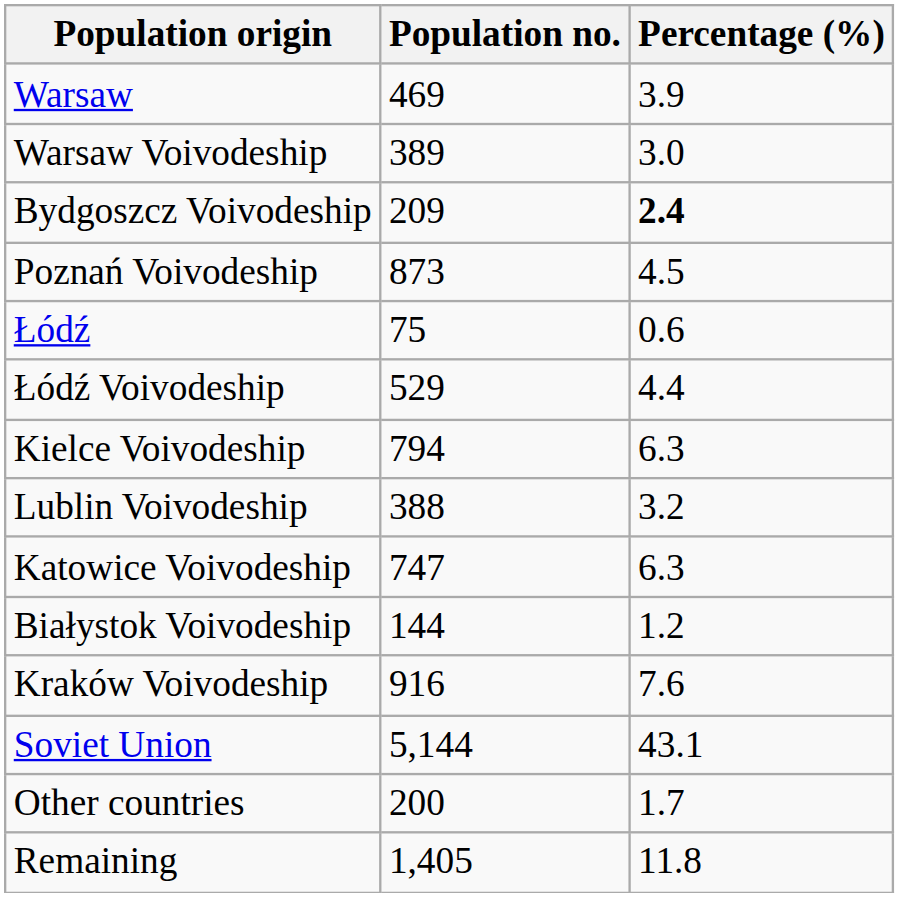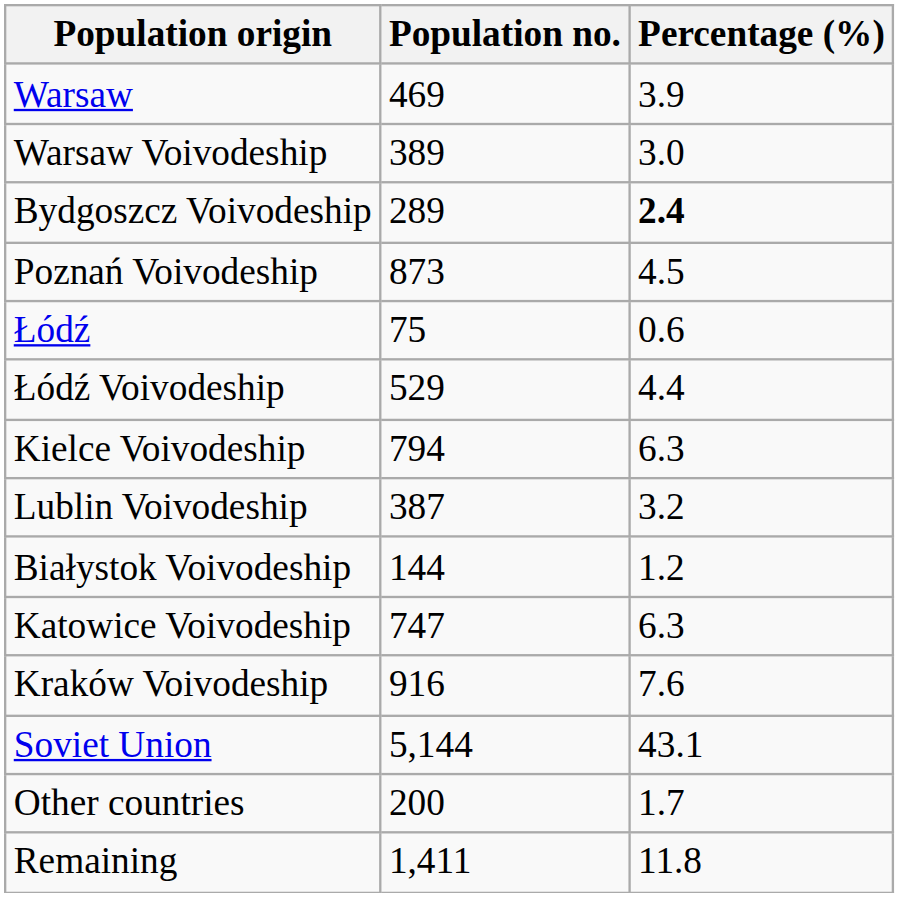(417, 211) 209 -> (417, 211) 289
(417, 507) 388 -> (417, 507) 387
rows swapped: (182, 625) <-> (182, 566)
(431, 861) 1,405 -> (430, 861) 1,411
